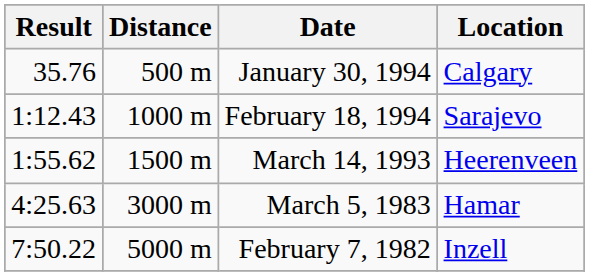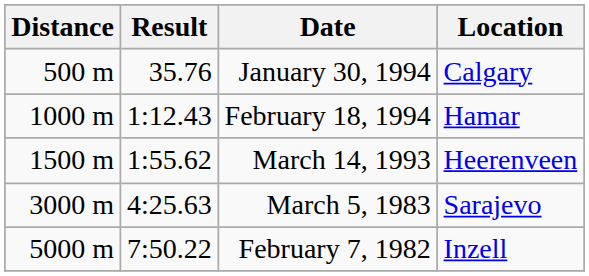columns swapped: (160, 26) <-> (54, 26)
(493, 115) Sarajevo -> (482, 115) Hamar
(482, 204) Hamar -> (493, 204) Sarajevo
